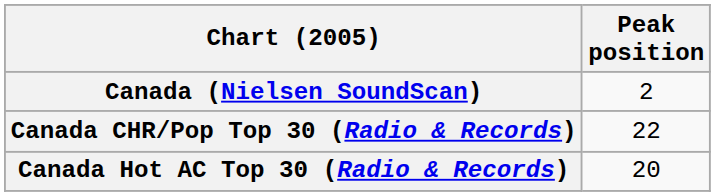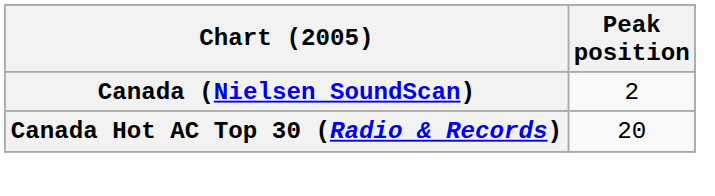- row: (294, 131)
